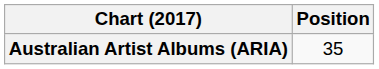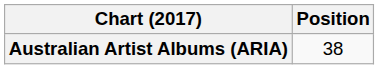(333, 48) 35 -> (333, 48) 38
